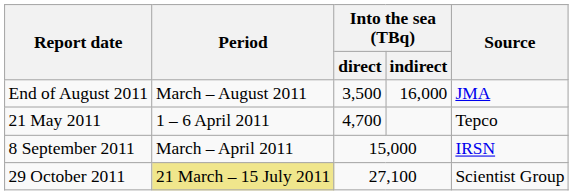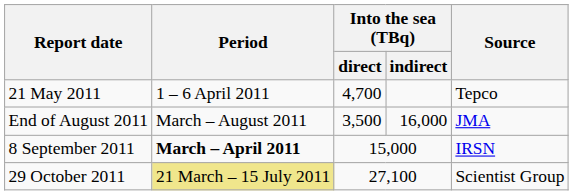rows swapped: (55, 120) <-> (78, 93)
(225, 148) normal -> (228, 148) bold
